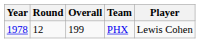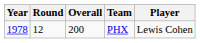(76, 29) 199 -> (76, 29) 200
